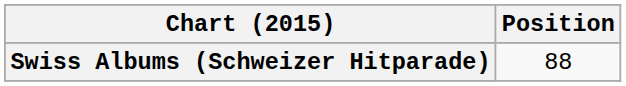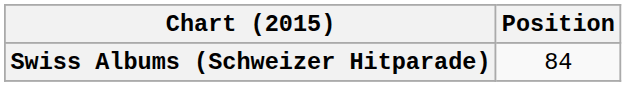(558, 62) 88 -> (558, 62) 84
